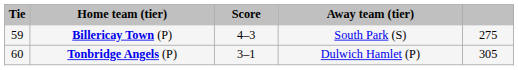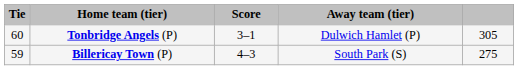rows swapped: (122, 35) <-> (122, 55)
